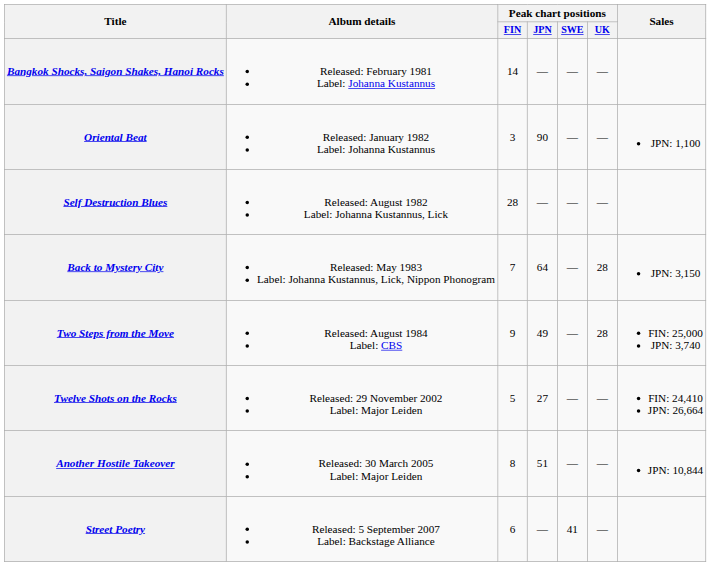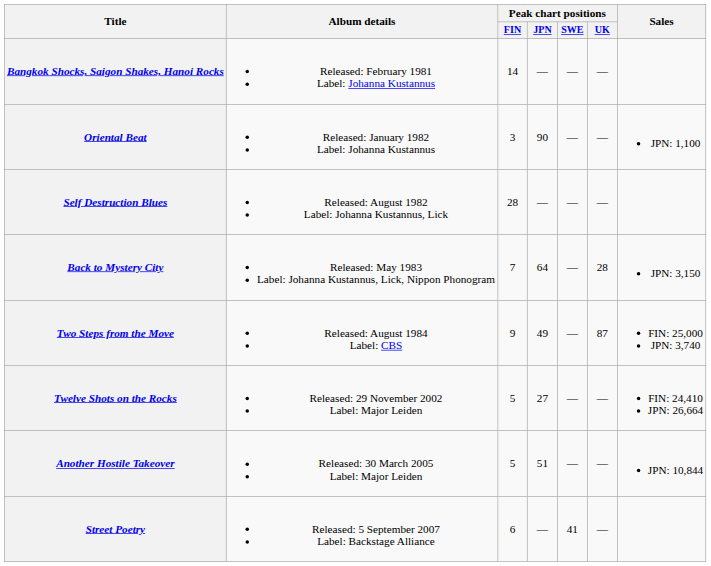(602, 333) 28 -> (602, 333) 87
(513, 463) 8 -> (513, 463) 5
